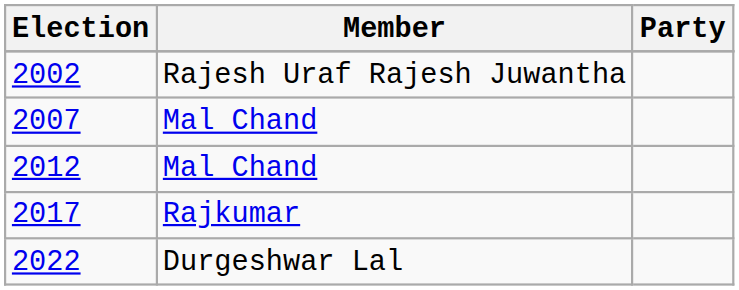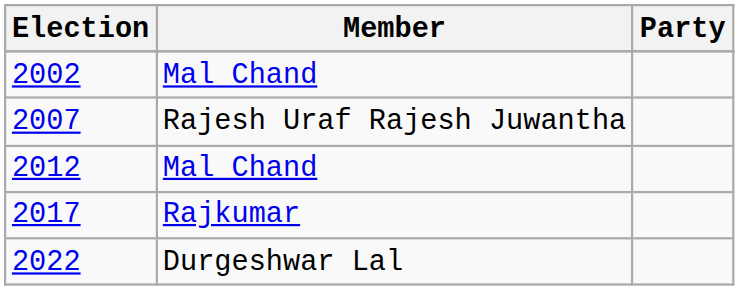(395, 75) Rajesh Uraf Rajesh Juwantha -> (240, 75) Mal Chand
(240, 122) Mal Chand -> (395, 122) Rajesh Uraf Rajesh Juwantha
